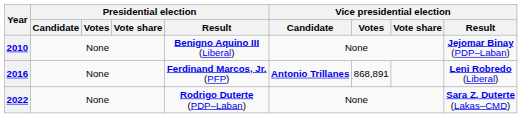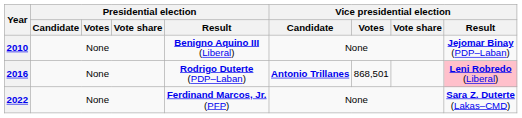(217, 74) Ferdinand Marcos, Jr. (PFP) -> (217, 74) Rodrigo Duterte (PDP–Laban)
(371, 74) 868,891 -> (371, 74) 868,501
(481, 74) no background -> (481, 74) pink background
(217, 100) Rodrigo Duterte (PDP–Laban) -> (217, 100) Ferdinand Marcos, Jr. (PFP)
